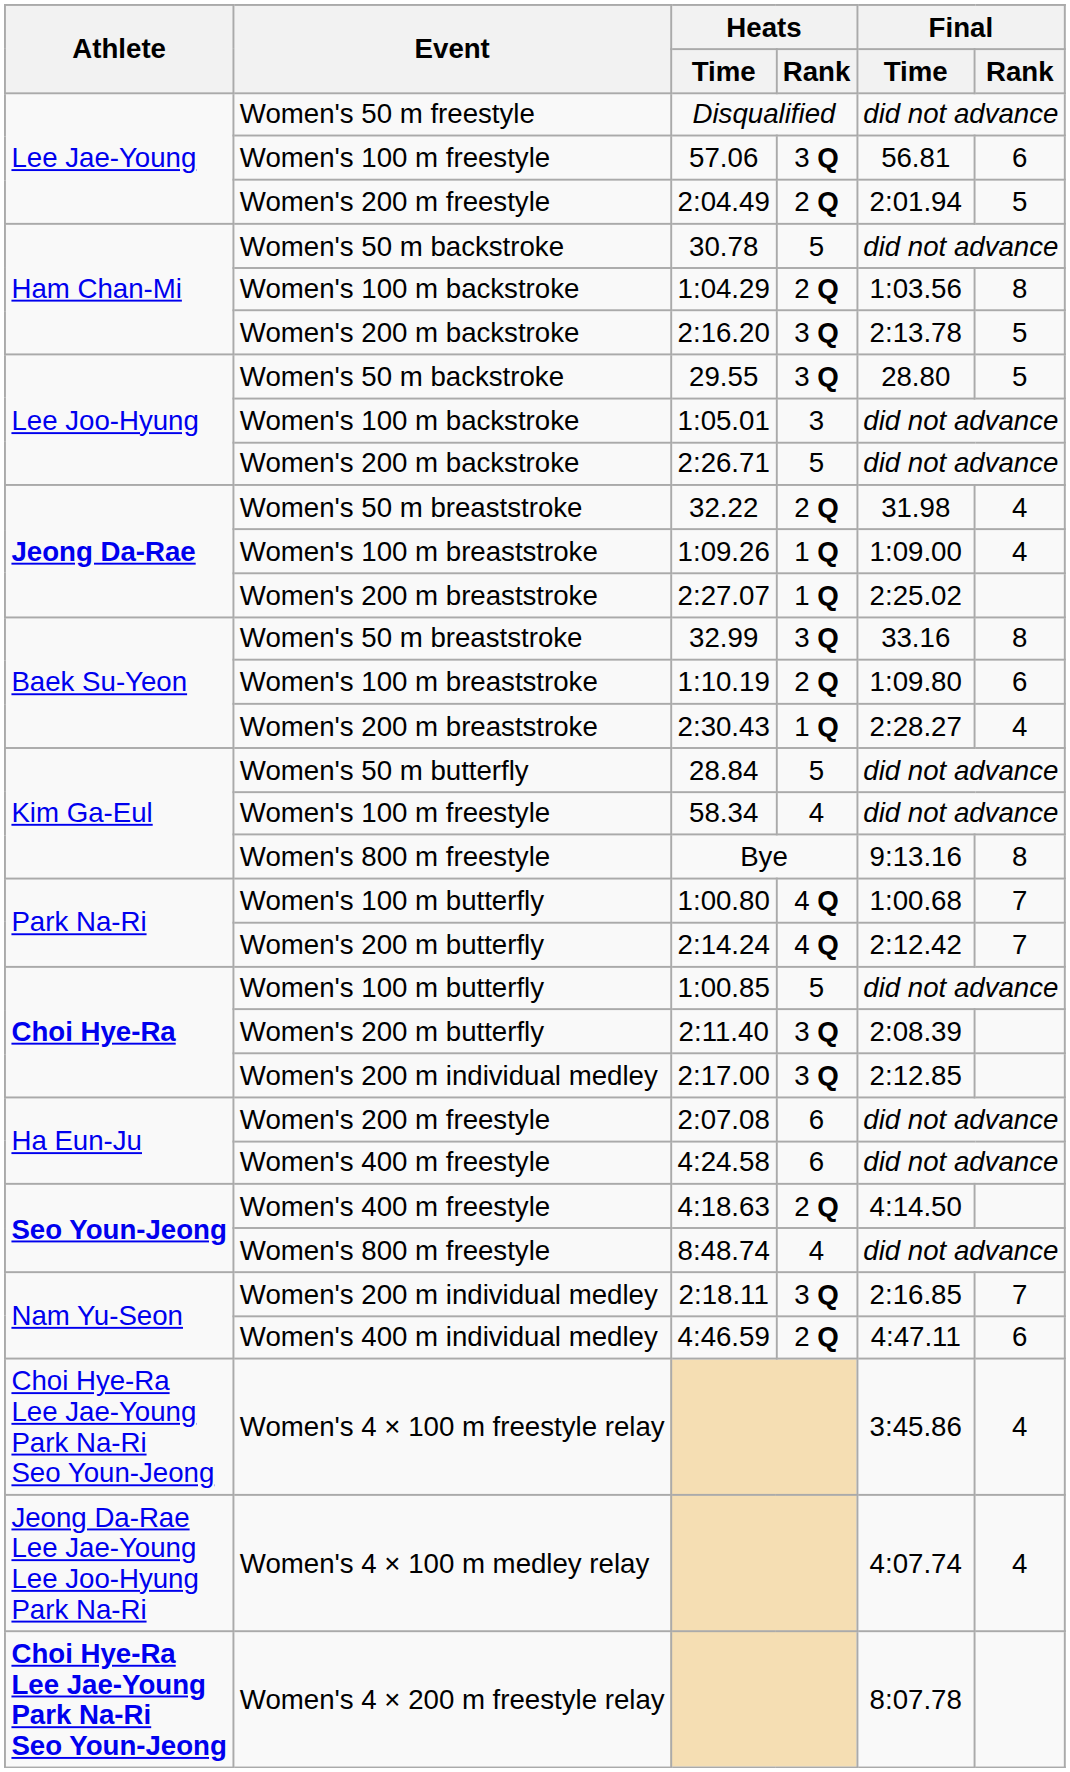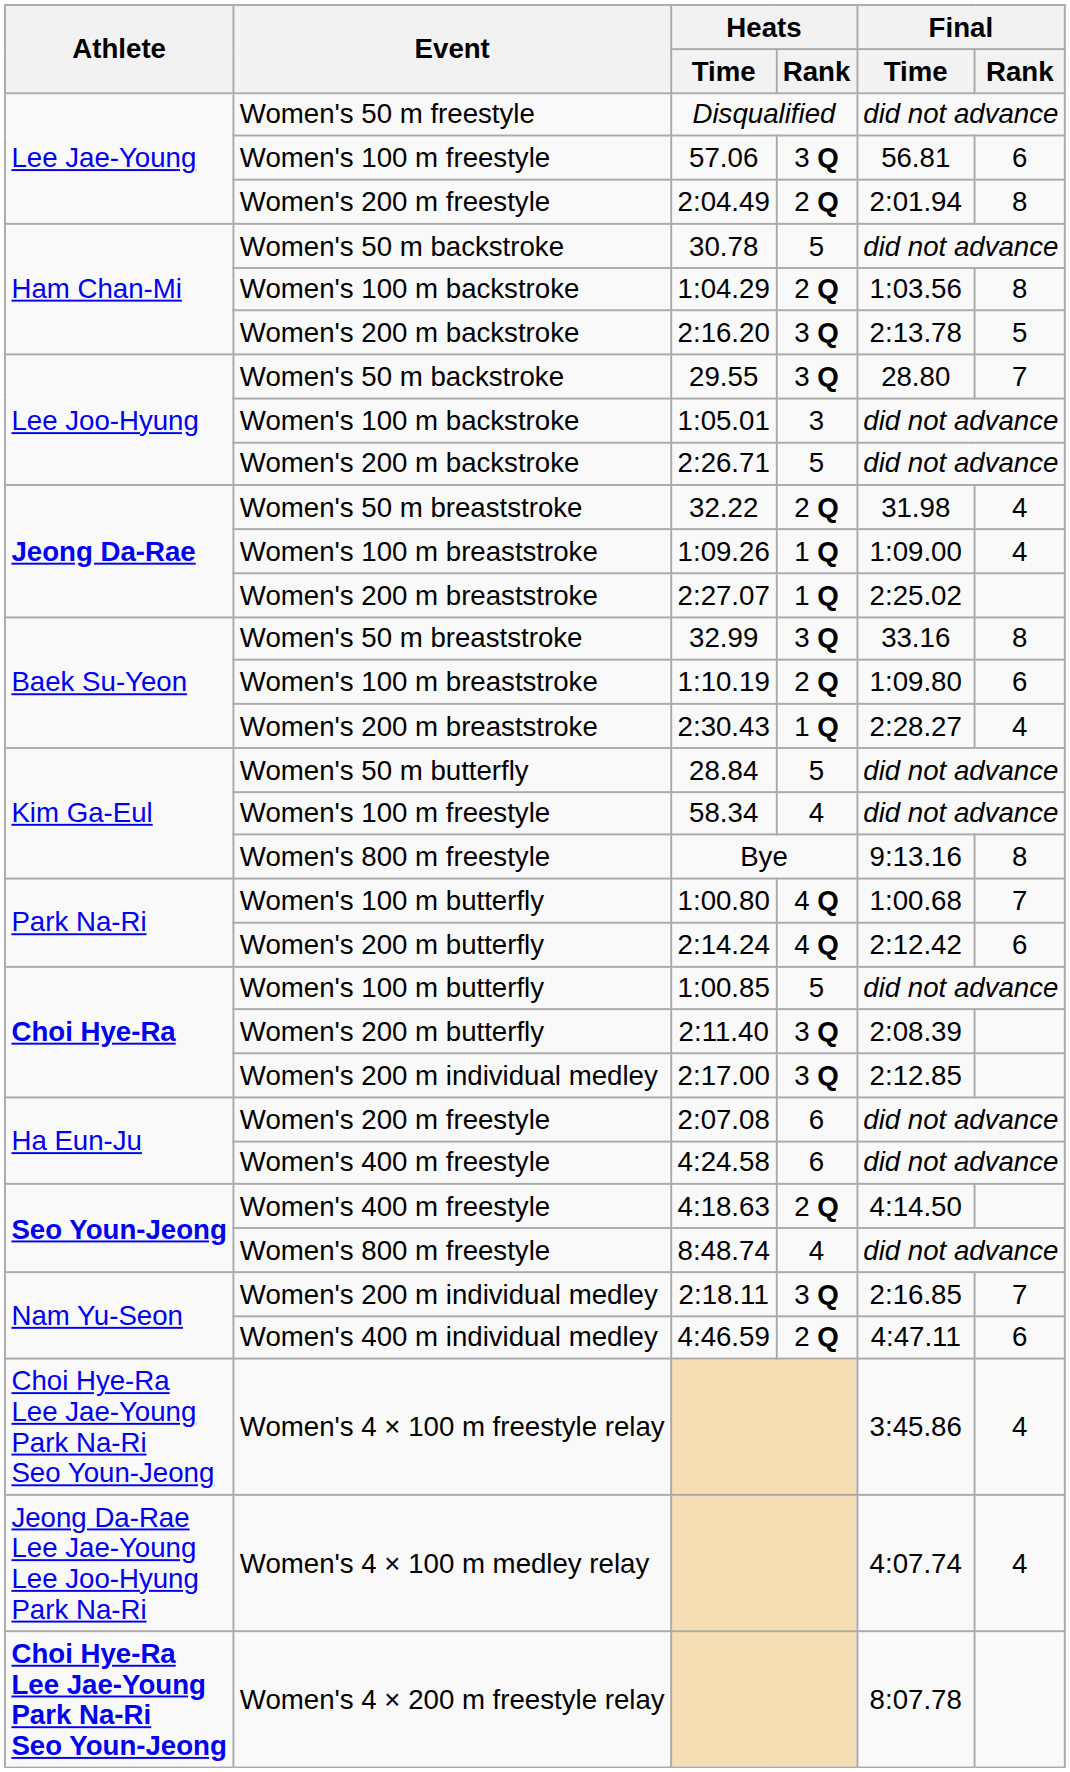(1020, 202) 5 -> (1020, 202) 8
(1020, 377) 5 -> (1020, 377) 7
(1020, 944) 7 -> (1020, 944) 6
